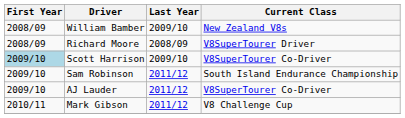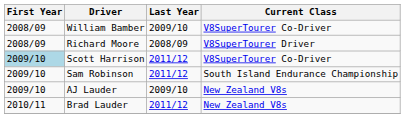(245, 27) New Zealand V8s -> (267, 27) V8SuperTourer Co-Driver
(168, 58) 2009/10 -> (168, 58) 2011/12
(168, 89) 2011/12 -> (168, 89) 2009/10
(267, 89) V8SuperTourer Co-Driver -> (245, 89) New Zealand V8s
- row: (97, 105)
+ row: (97, 105)
